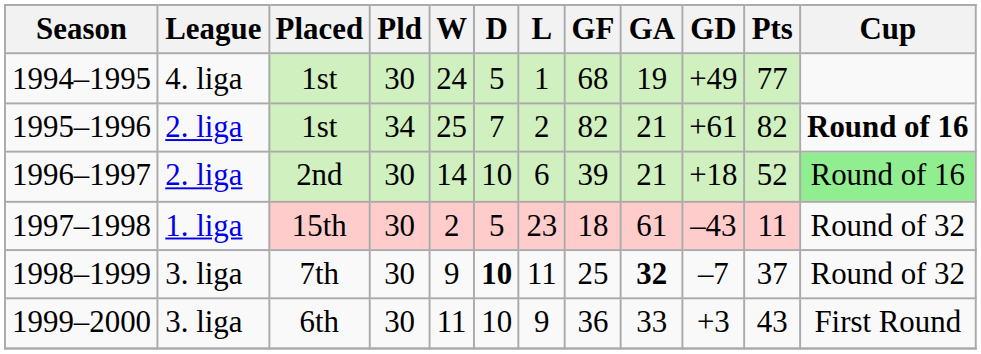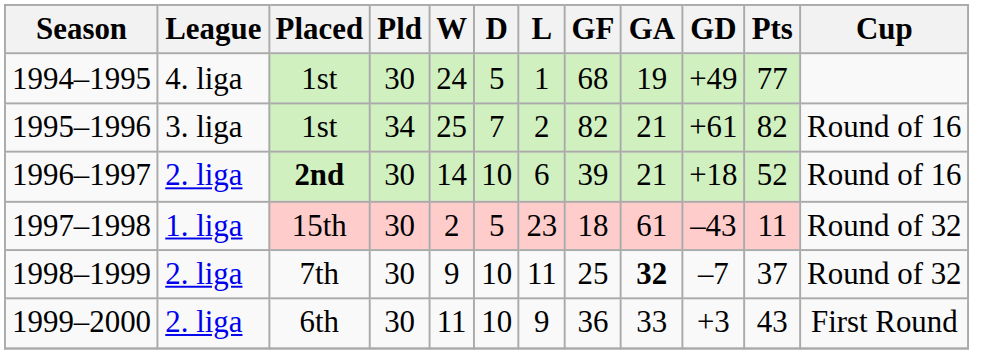(204, 126) 2. liga -> (204, 126) 3. liga
(888, 126) bold -> (884, 126) normal
(319, 175) normal -> (319, 175) bold
(888, 175) lightgreen background -> (884, 175) no background
(204, 273) 3. liga -> (204, 273) 2. liga
(497, 273) bold -> (497, 273) normal
(204, 322) 3. liga -> (204, 322) 2. liga
